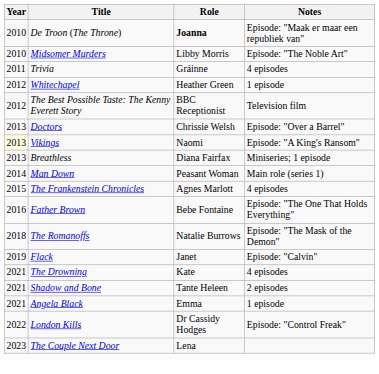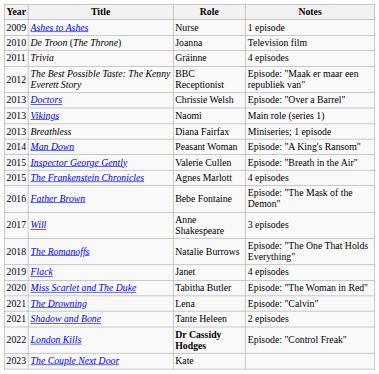+ row: (59, 27)
(192, 33) bold -> (189, 43) normal
(302, 33) Episode: "Maak er maar een republiek van" -> (277, 43) Television film
- row: (68, 54)
- row: (55, 85)
(276, 106) Television film -> (303, 79) Episode: "Maak er maar een republiek van"
(16, 142) lightyellow background -> (16, 116) no background
(303, 142) Episode: "A King's Ransom" -> (286, 116) Main role (series 1)
(285, 173) Main role (series 1) -> (304, 147) Episode: "A King's Ransom"
+ row: (79, 162)
(307, 209) Episode: "The One That Holds Everything" -> (300, 198) Episode: "The Mask of the Demon"
+ row: (38, 225)
(299, 236) Episode: "The Mask of the Demon" -> (308, 251) Episode: "The One That Holds Everything"
(282, 257) Episode: "Calvin" -> (268, 272) 4 episodes
+ row: (83, 288)
(186, 272) Kate -> (185, 303) Lena
(267, 272) 4 episodes -> (283, 303) Episode: "Calvin"
- row: (57, 303)
(198, 324) normal -> (198, 340) bold
(186, 345) Lena -> (184, 361) Kate
